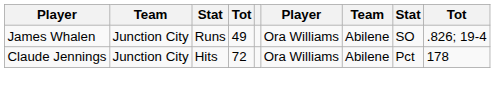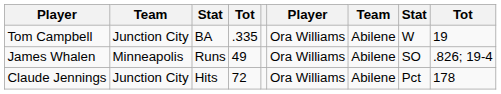+ row: (50, 36)
(151, 36) Junction City -> (148, 57) Minneapolis
